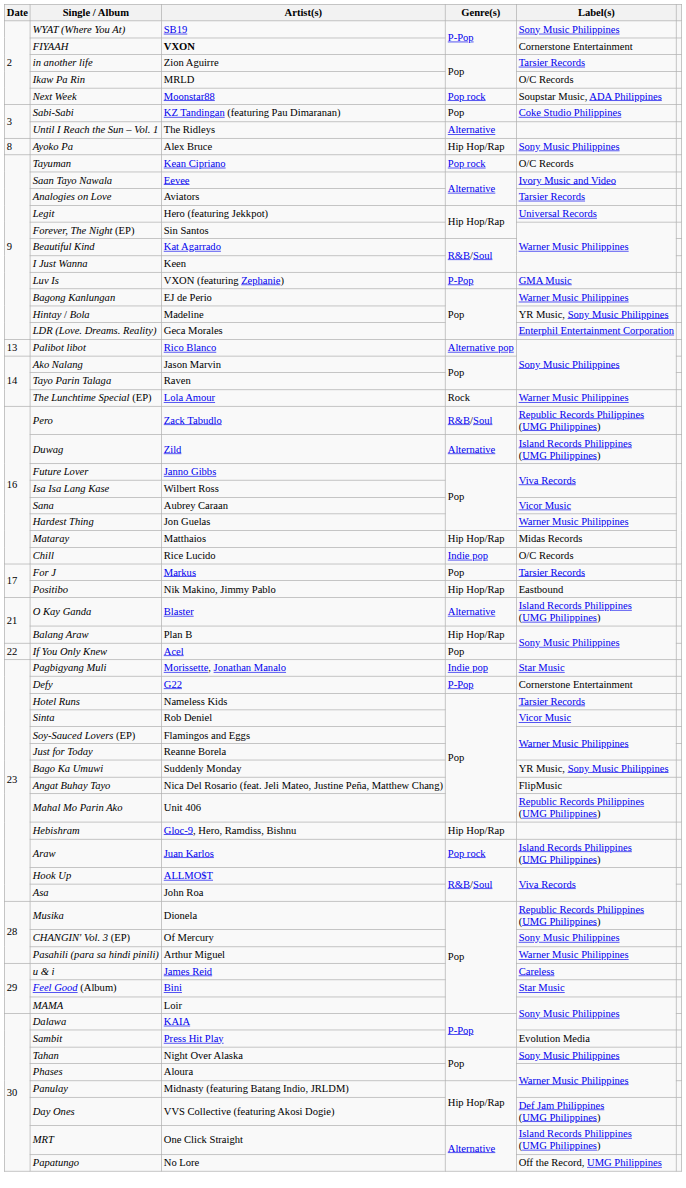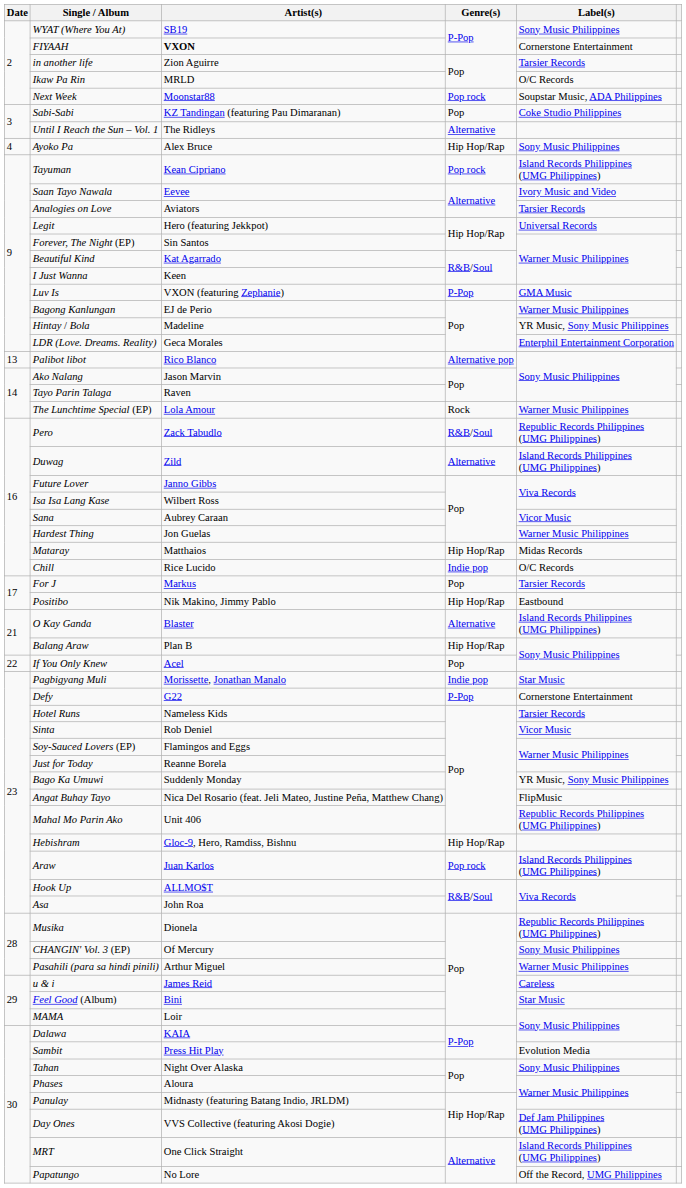(9, 146) 8 -> (9, 146) 4
(546, 163) O/C Records -> (575, 169) Island Records Philippines (UMG Philippines)
